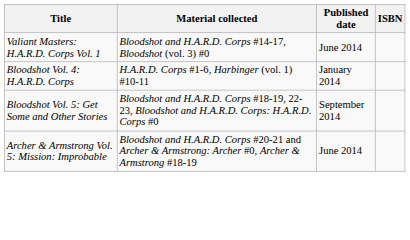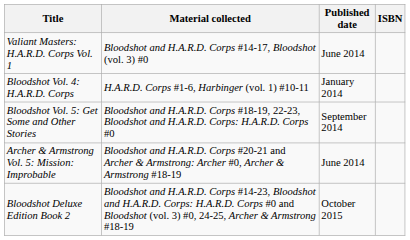+ row: (44, 209)
